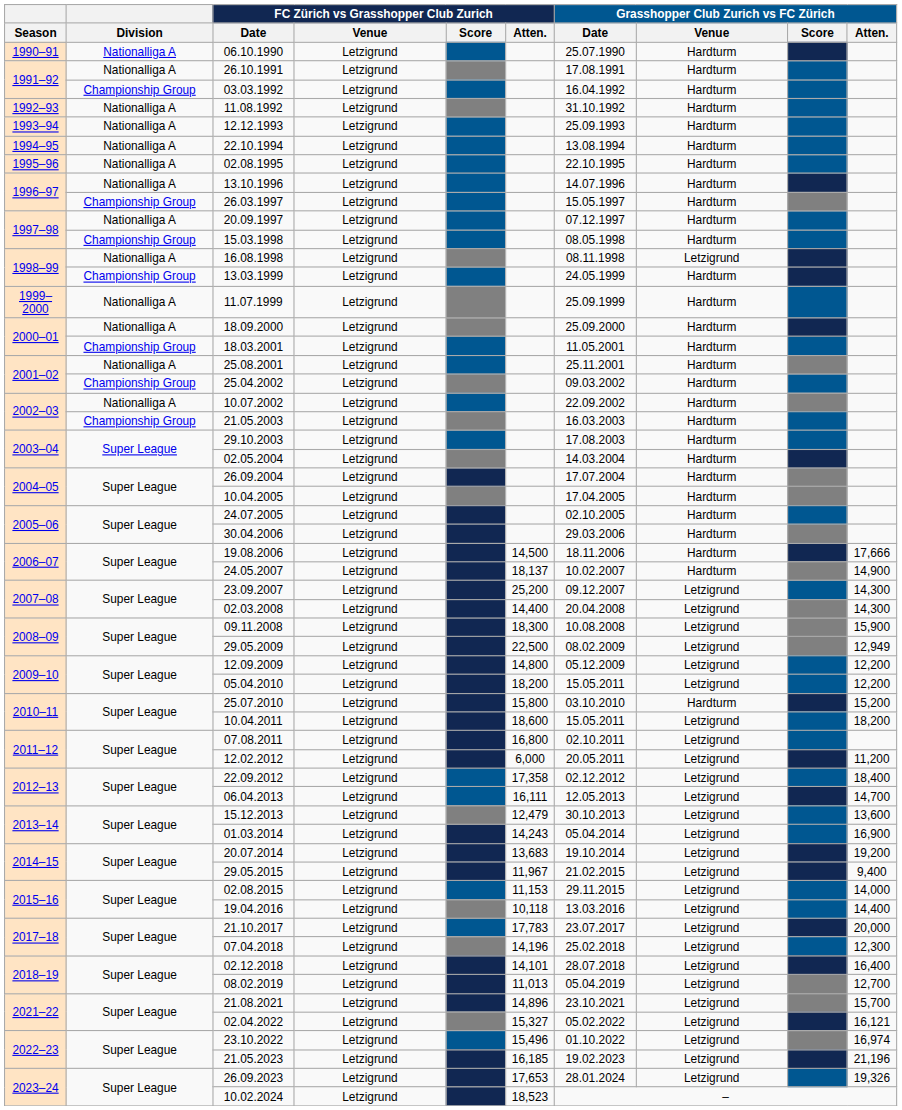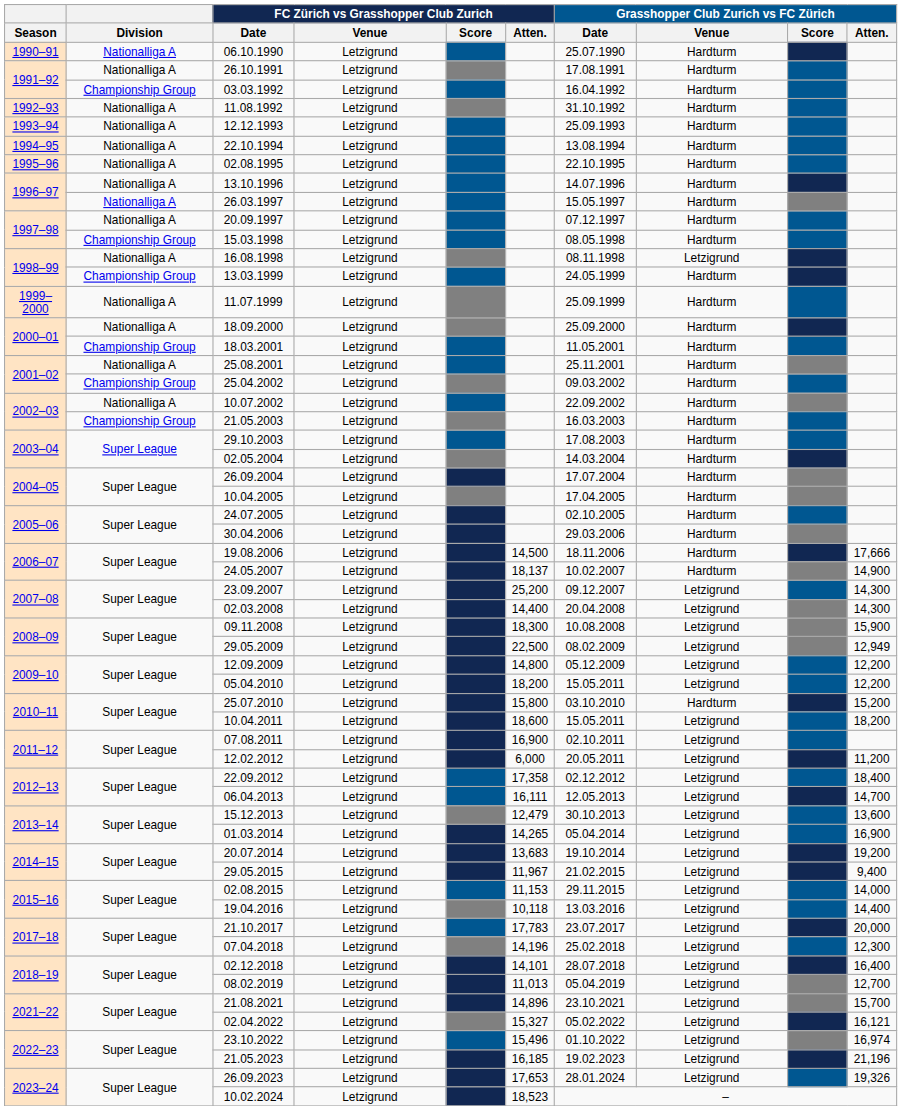(140, 202) Championship Group -> (140, 202) Nationalliga A
(530, 740) 16,800 -> (530, 740) 16,900
(530, 834) 14,243 -> (530, 834) 14,265
